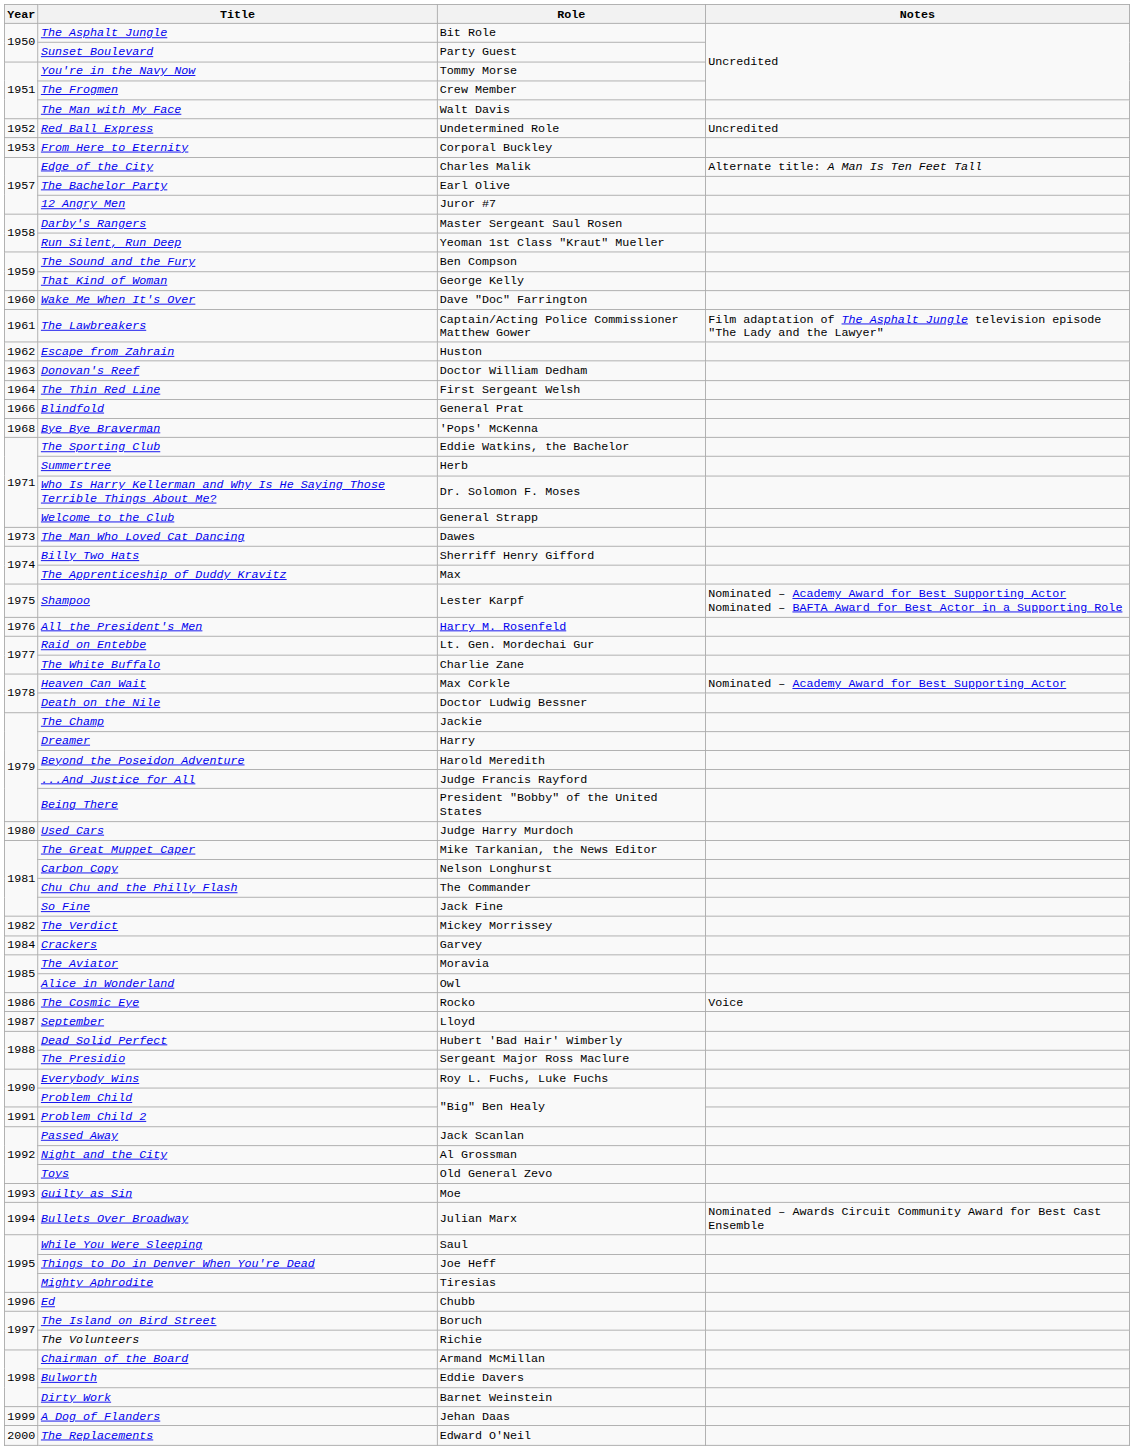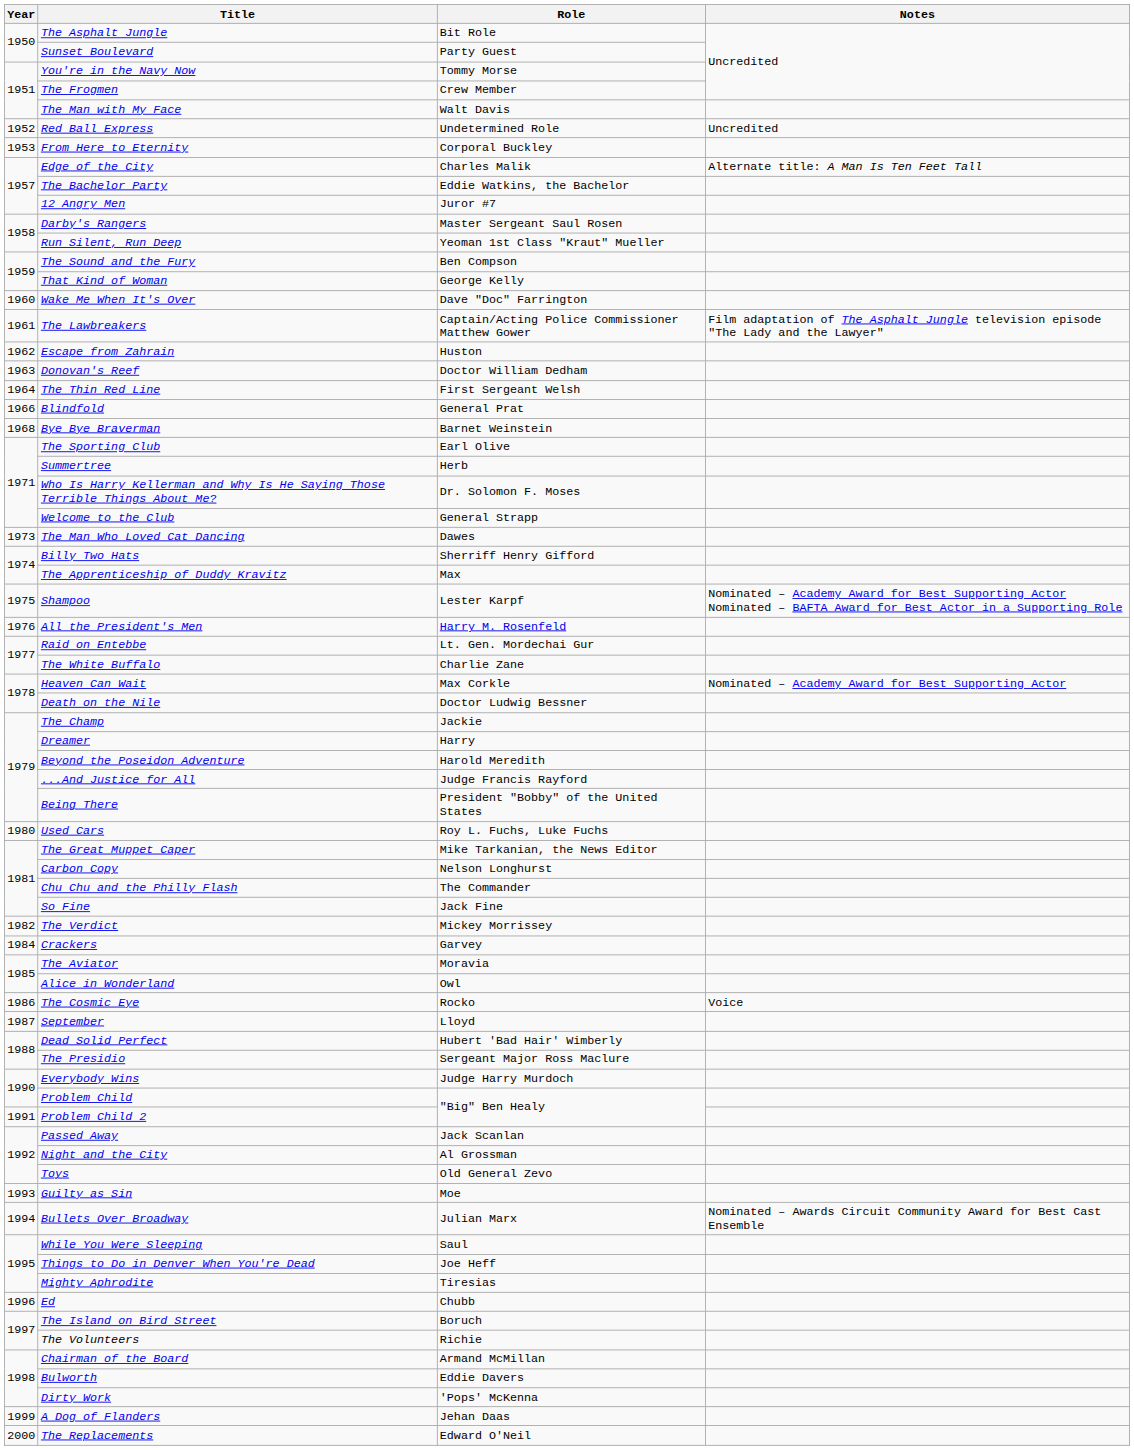(475, 186) Earl Olive -> (535, 186) Eddie Watkins, the Bachelor
(489, 428) 'Pops' McKenna -> (496, 428) Barnet Weinstein
(535, 447) Eddie Watkins, the Bachelor -> (475, 447) Earl Olive
(507, 831) Judge Harry Murdoch -> (524, 831) Roy L. Fuchs, Luke Fuchs
(524, 1079) Roy L. Fuchs, Luke Fuchs -> (507, 1079) Judge Harry Murdoch
(496, 1397) Barnet Weinstein -> (489, 1397) 'Pops' McKenna
